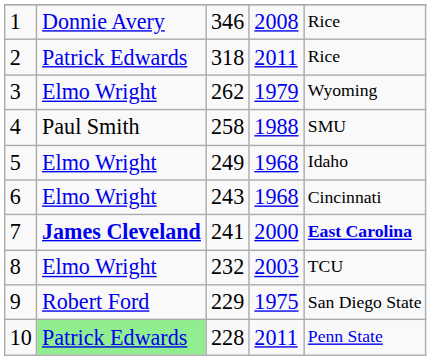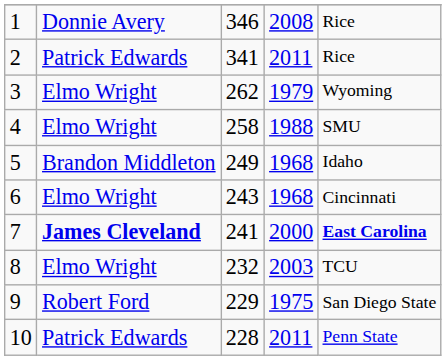(228, 57) 318 -> (242, 57) 341
(91, 127) Paul Smith -> (99, 127) Elmo Wright
(99, 162) Elmo Wright -> (129, 162) Brandon Middleton
(115, 337) lightgreen background -> (115, 337) no background
